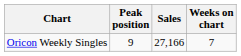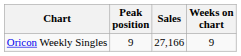(211, 42) 7 -> (211, 42) 9
